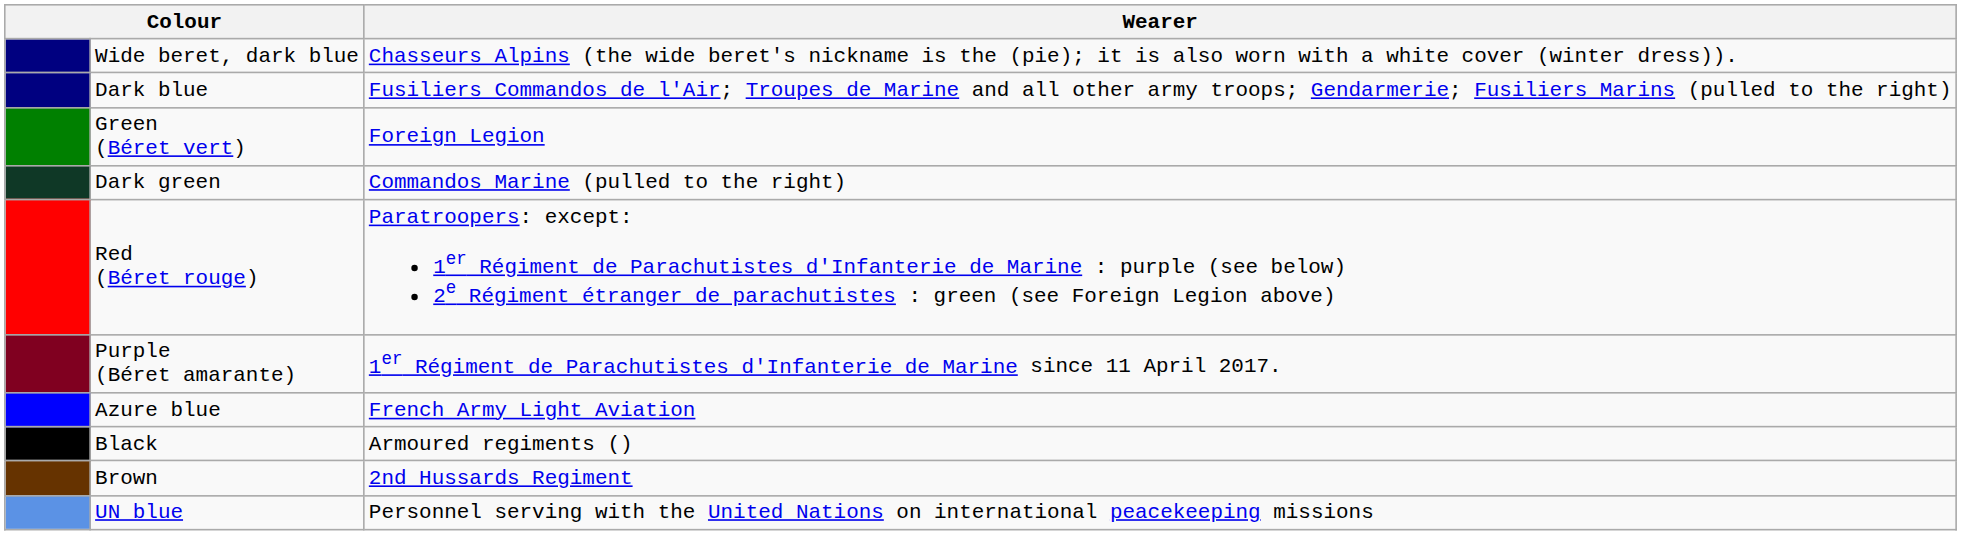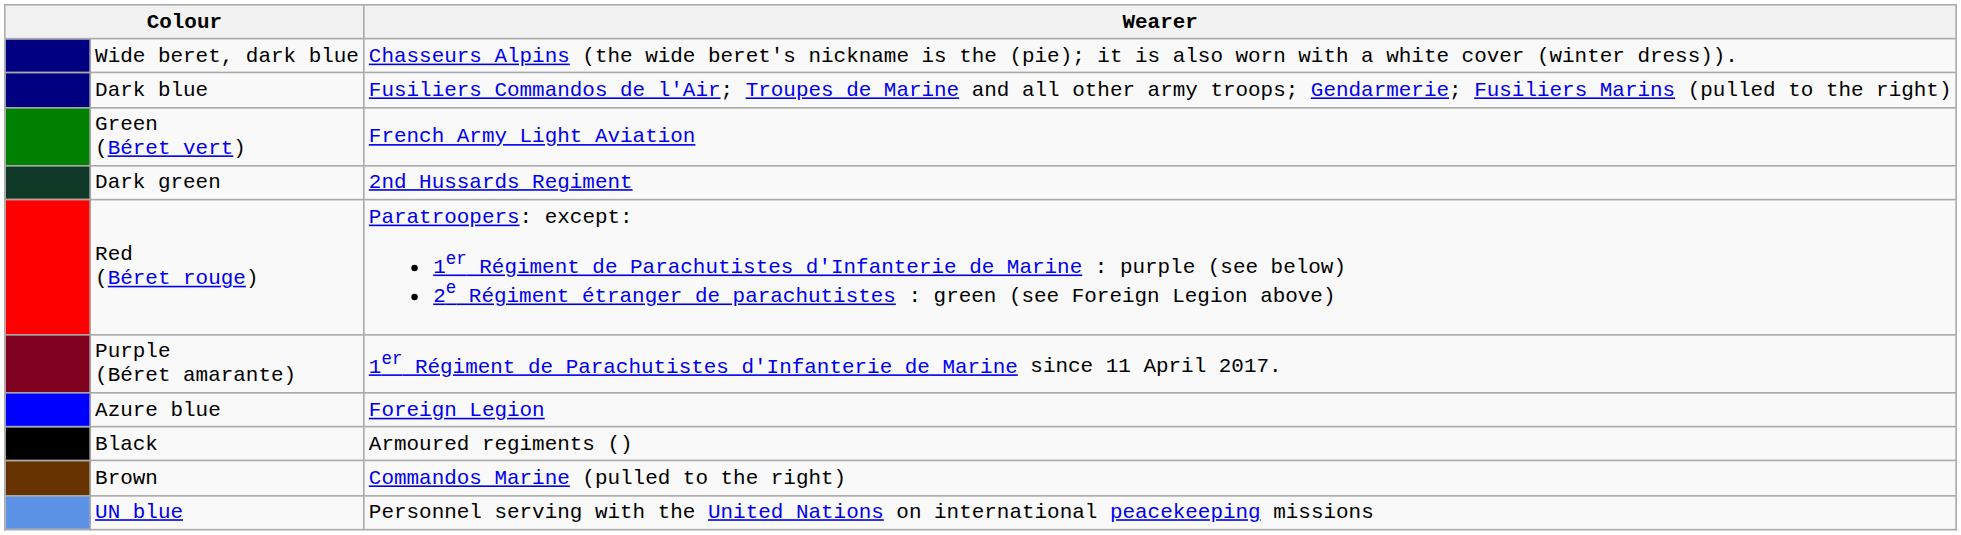(457, 136) Foreign Legion -> (532, 136) French Army Light Aviation
(607, 182) Commandos Marine (pulled to the right) -> (501, 182) 2nd Hussards Regiment
(532, 410) French Army Light Aviation -> (457, 410) Foreign Legion
(501, 478) 2nd Hussards Regiment -> (607, 478) Commandos Marine (pulled to the right)
